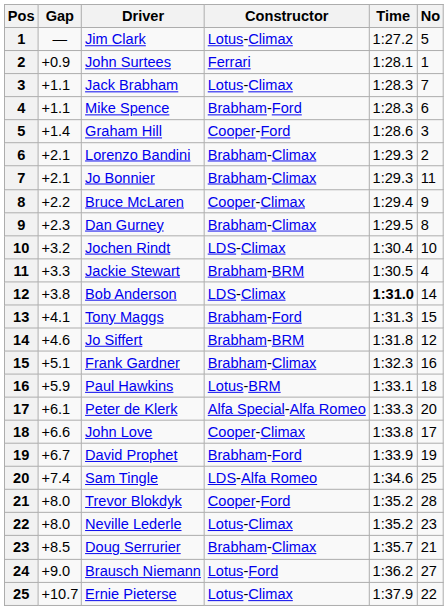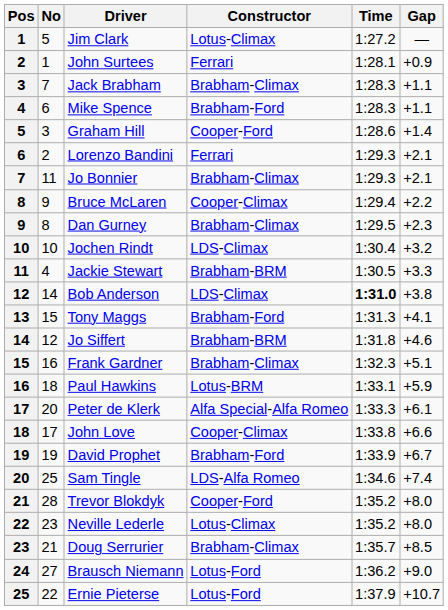columns swapped: (430, 16) <-> (60, 16)
(250, 86) Lotus-Climax -> (245, 86) Brabham-Climax
(262, 155) Brabham-Climax -> (212, 155) Ferrari
(250, 594) Lotus-Climax -> (226, 594) Lotus-Ford
